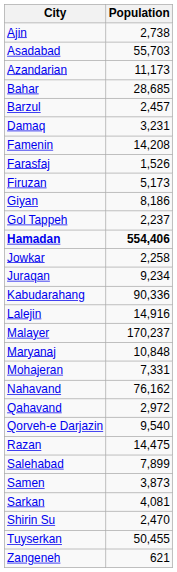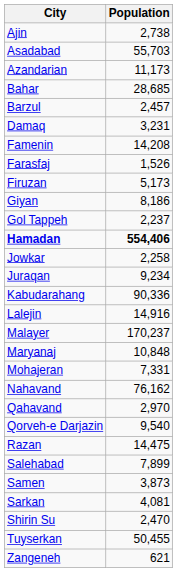(155, 408) 2,972 -> (155, 408) 2,970
